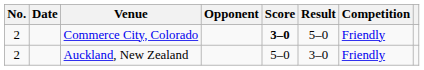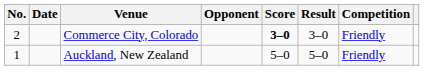(318, 34) 5–0 -> (318, 34) 3–0
(17, 55) 2 -> (17, 55) 1
(318, 55) 3–0 -> (318, 55) 5–0
